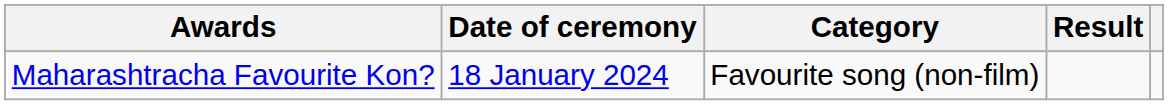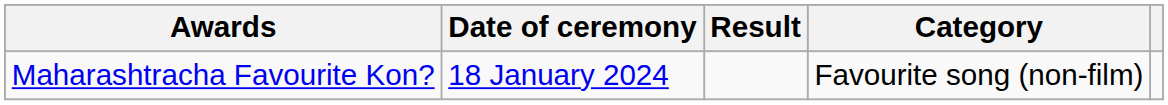columns swapped: (875, 27) <-> (1098, 27)
